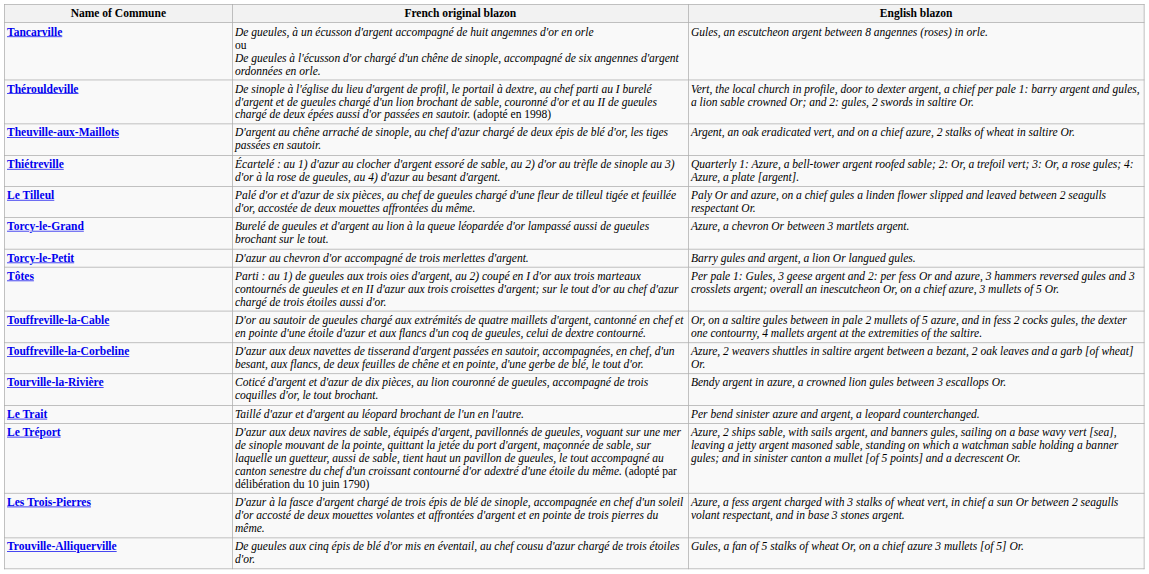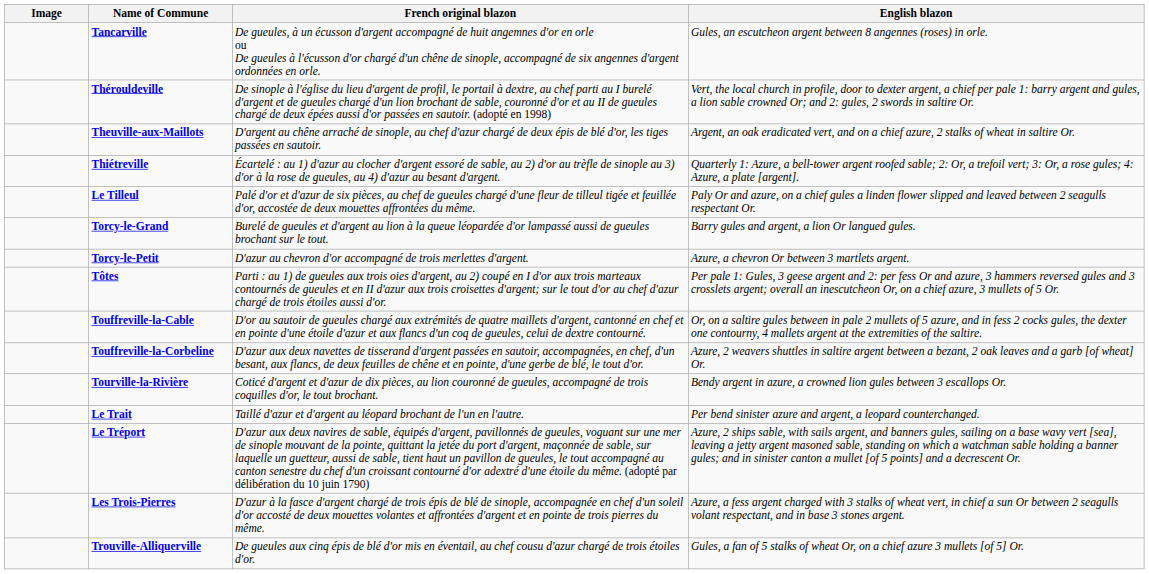+ column: (47, 13)
(800, 226) Azure, a chevron Or between 3 martlets argent. -> (803, 226) Barry gules and argent, a lion Or langued gules.
(803, 258) Barry gules and argent, a lion Or langued gules. -> (800, 258) Azure, a chevron Or between 3 martlets argent.
